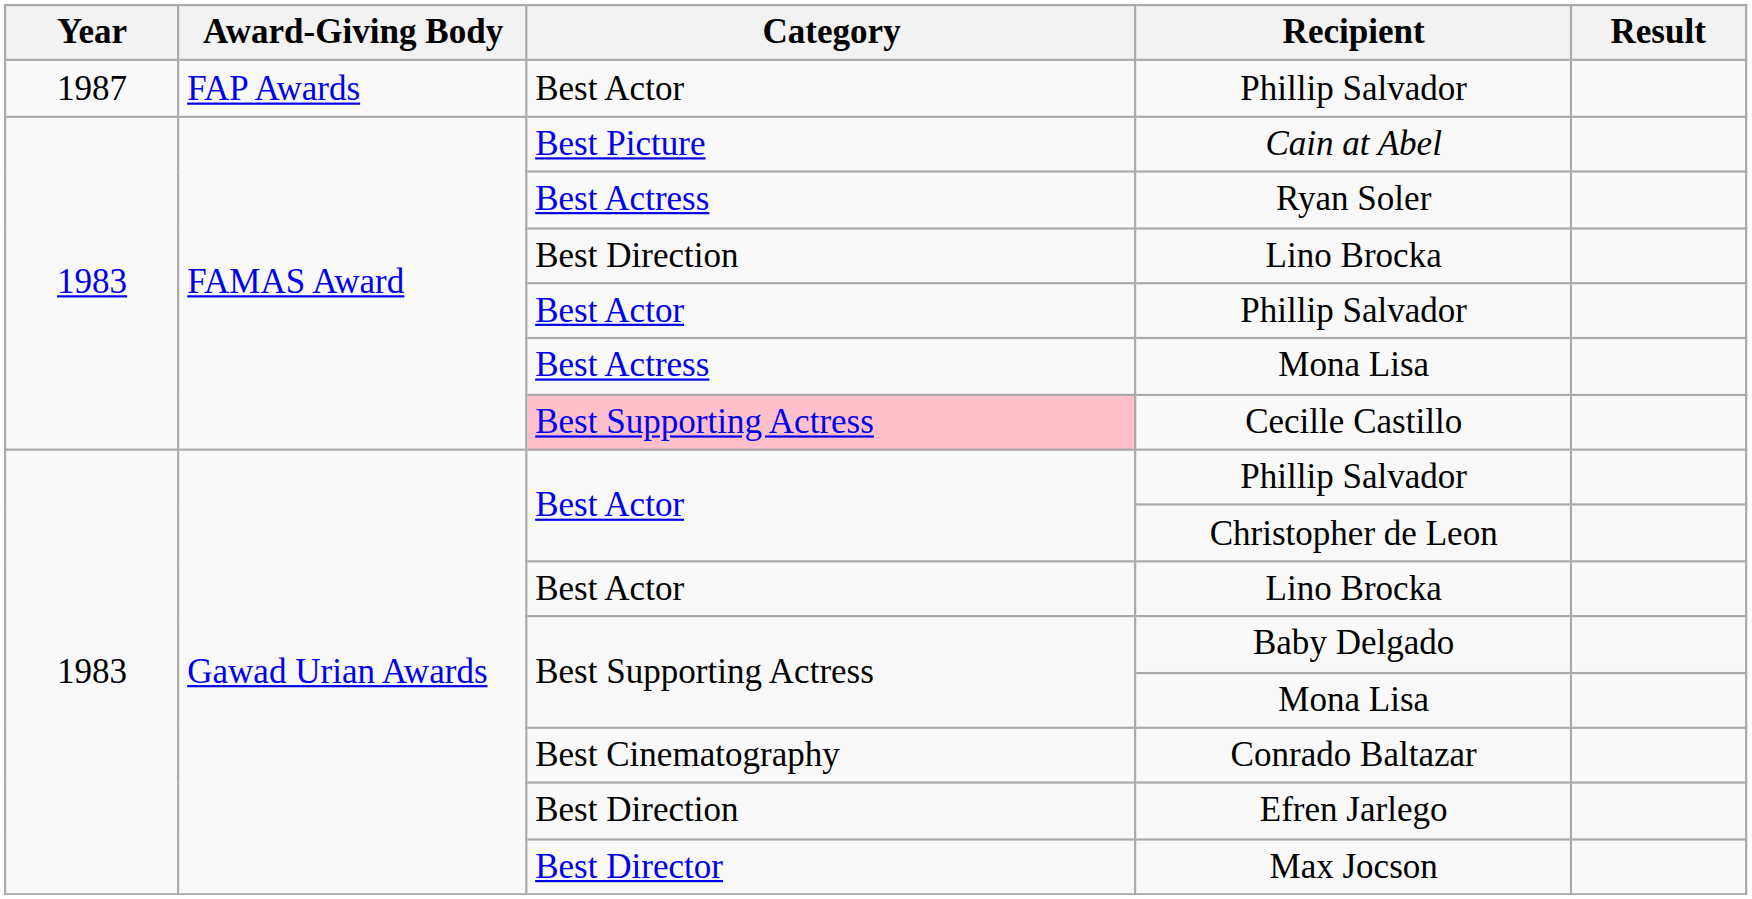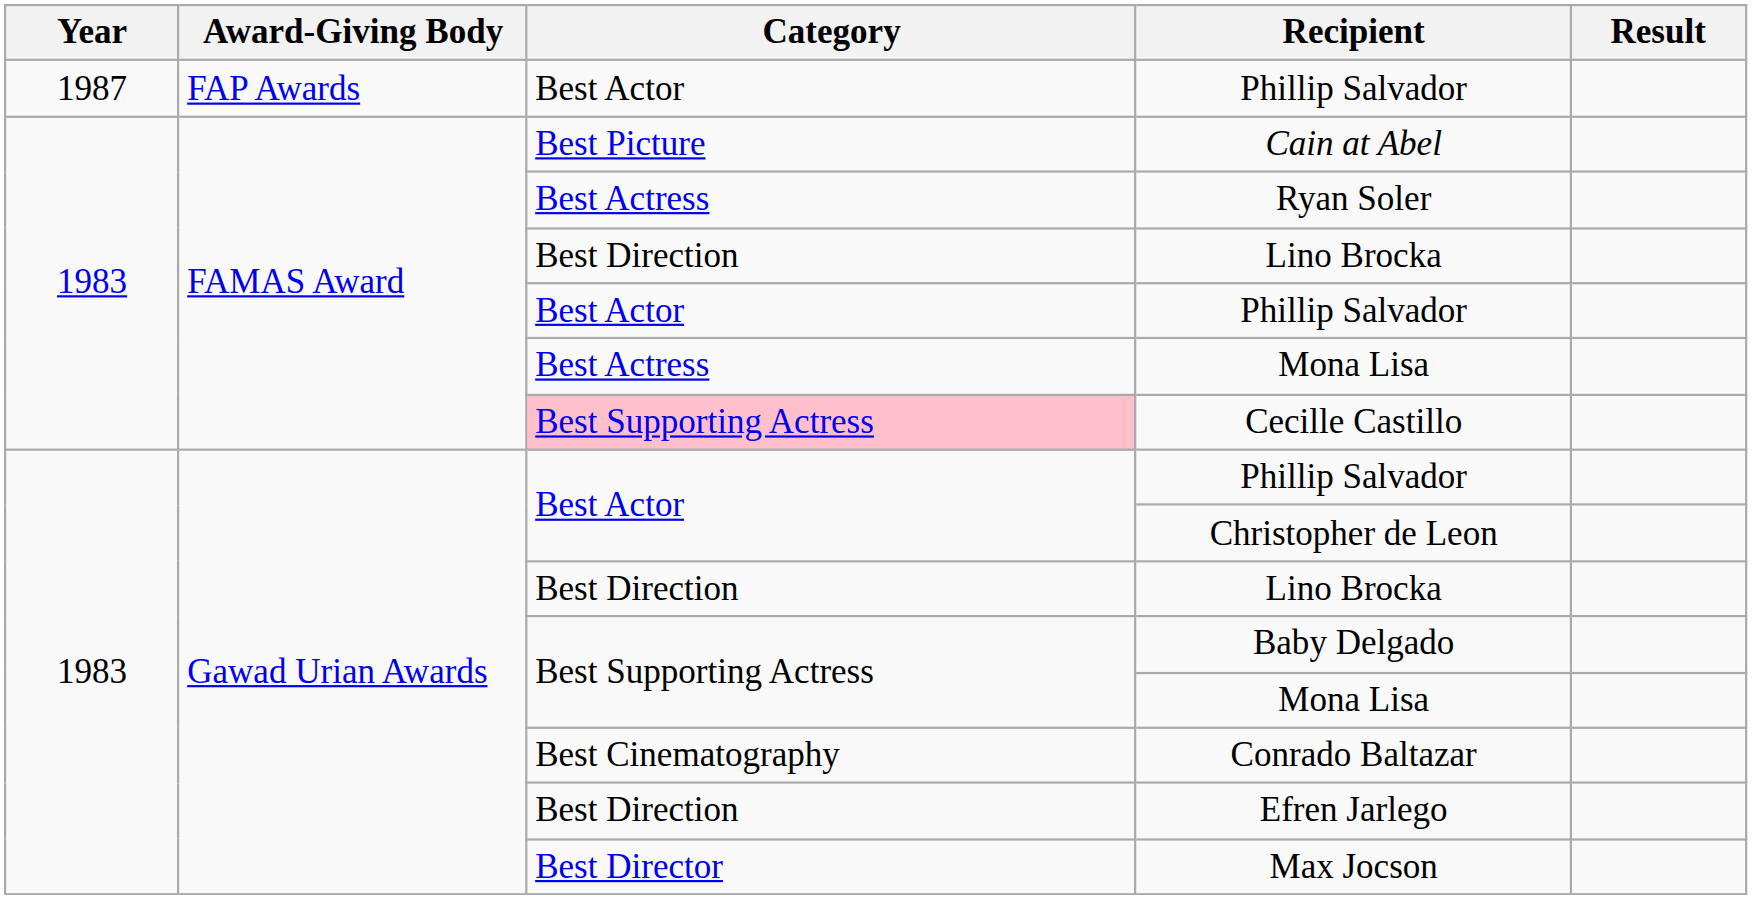(610, 587) Best Actor -> (637, 587) Best Direction
